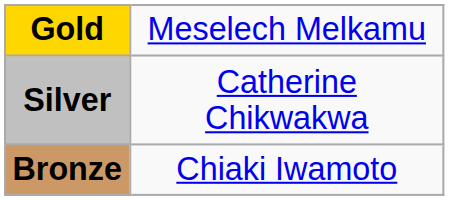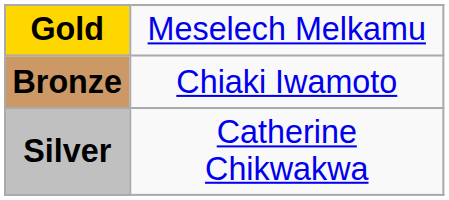rows swapped: (67, 99) <-> (67, 169)
